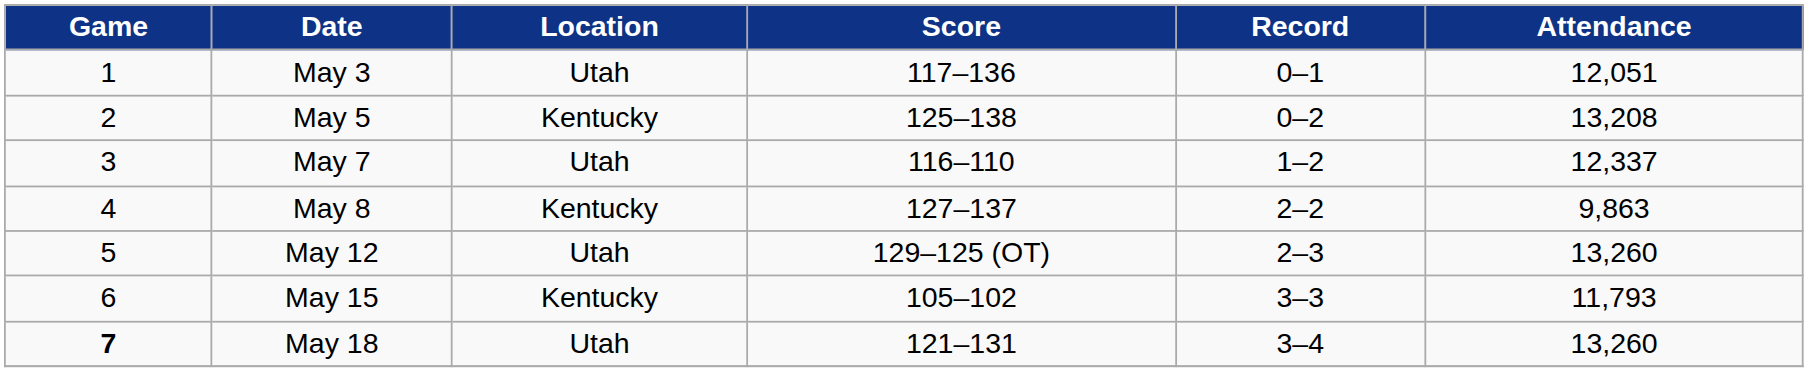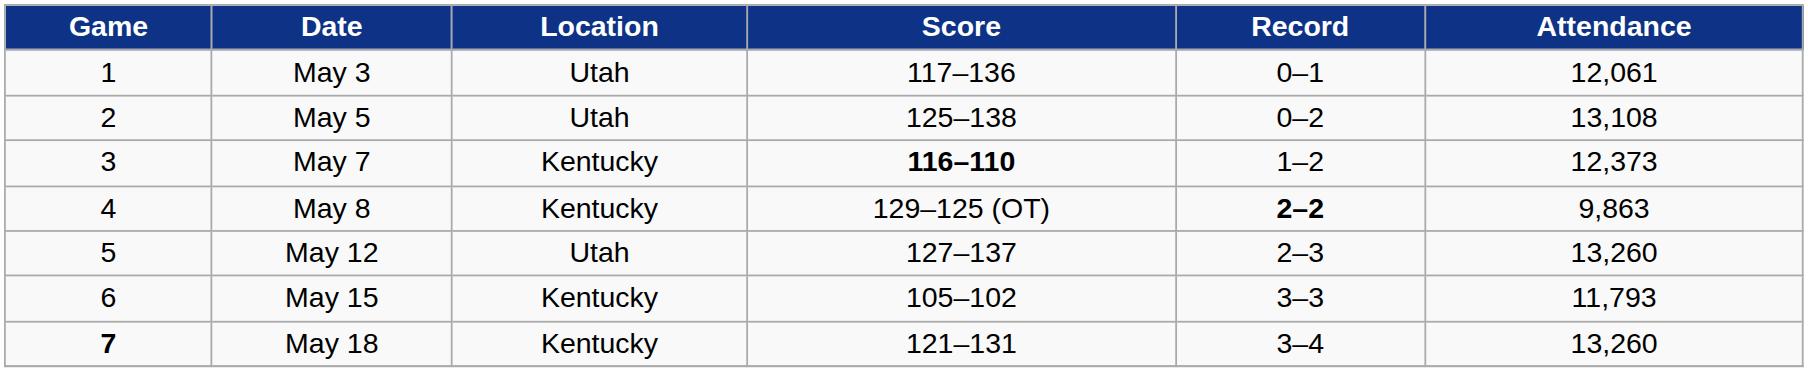(1614, 72) 12,051 -> (1614, 72) 12,061
(599, 117) Kentucky -> (599, 117) Utah
(1614, 117) 13,208 -> (1614, 117) 13,108
(599, 162) Utah -> (599, 162) Kentucky
(961, 162) normal -> (961, 162) bold
(1614, 162) 12,337 -> (1614, 162) 12,373
(961, 207) 127–137 -> (961, 207) 129–125 (OT)
(1300, 207) normal -> (1300, 207) bold
(961, 252) 129–125 (OT) -> (961, 252) 127–137
(599, 343) Utah -> (599, 343) Kentucky
